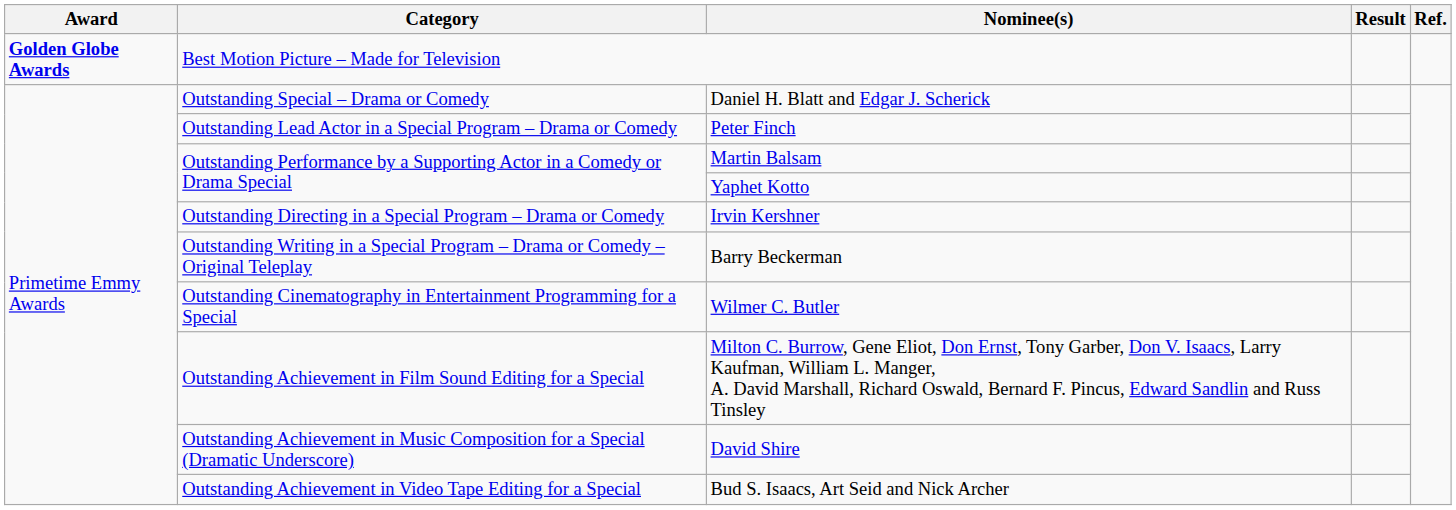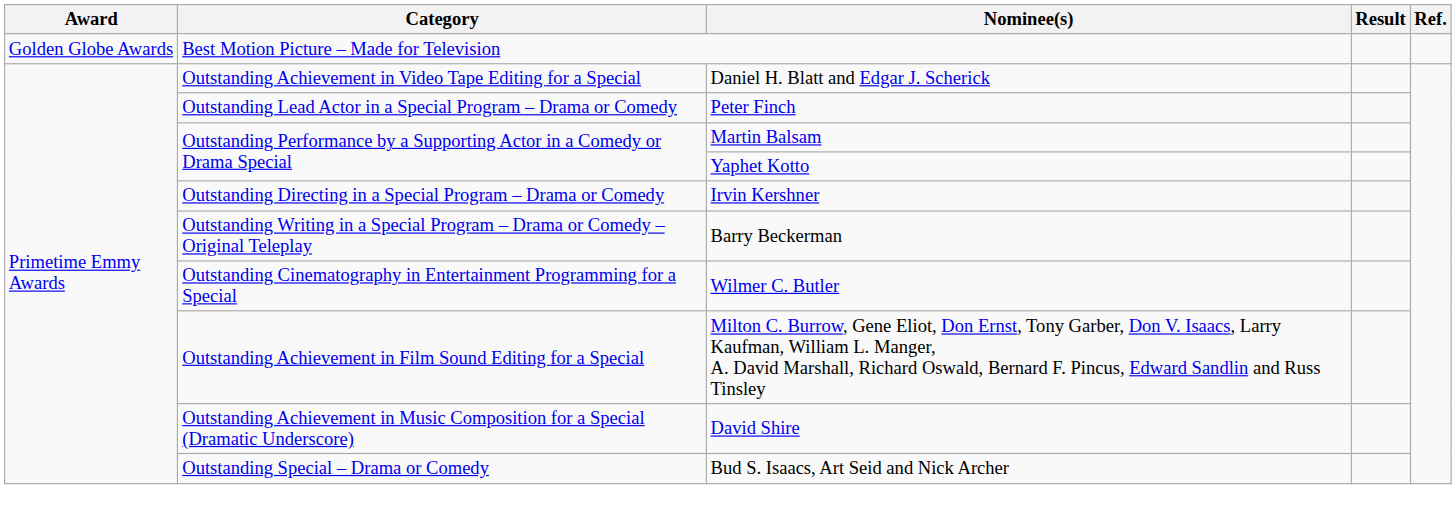(64, 59) bold -> (91, 48) normal
(336, 98) Outstanding Special – Drama or Comedy -> (412, 78) Outstanding Achievement in Video Tape Editing for a Special
(412, 489) Outstanding Achievement in Video Tape Editing for a Special -> (336, 468) Outstanding Special – Drama or Comedy
